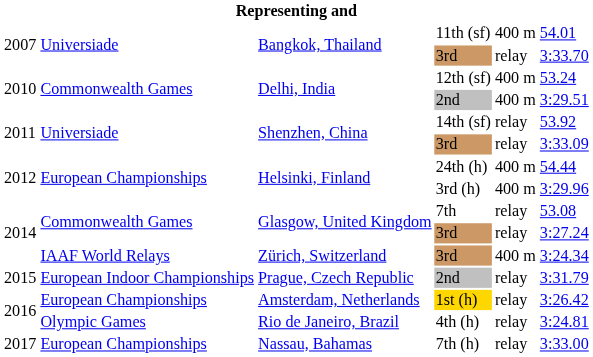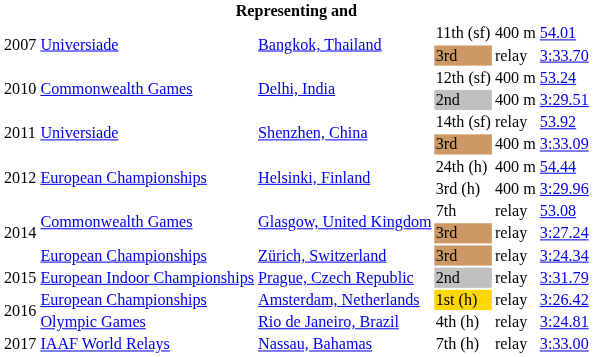(511, 144) relay -> (515, 144) 400 m
(105, 255) IAAF World Relays -> (124, 255) European Championships
(515, 255) 400 m -> (511, 255) relay
(124, 344) European Championships -> (105, 344) IAAF World Relays
